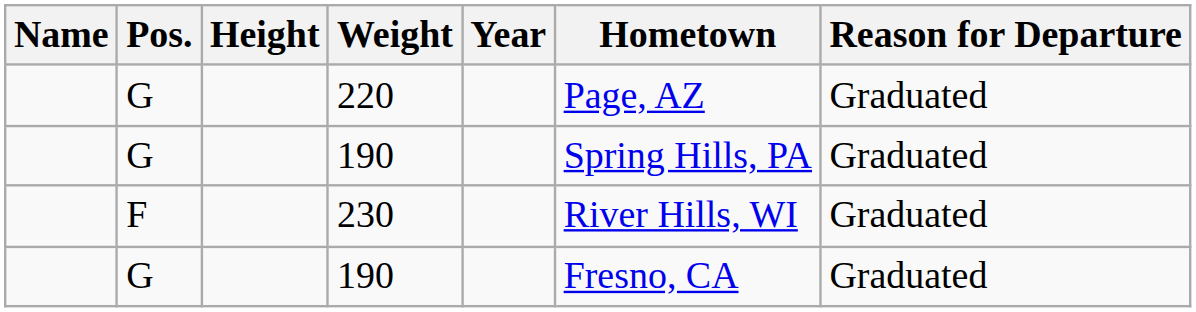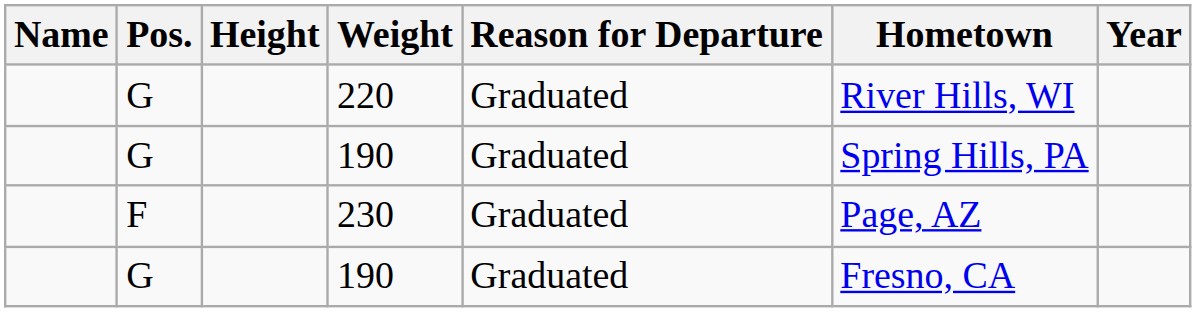columns swapped: (508, 34) <-> (1006, 34)
(634, 94) Page, AZ -> (957, 94) River Hills, WI
(681, 214) River Hills, WI -> (911, 214) Page, AZ
